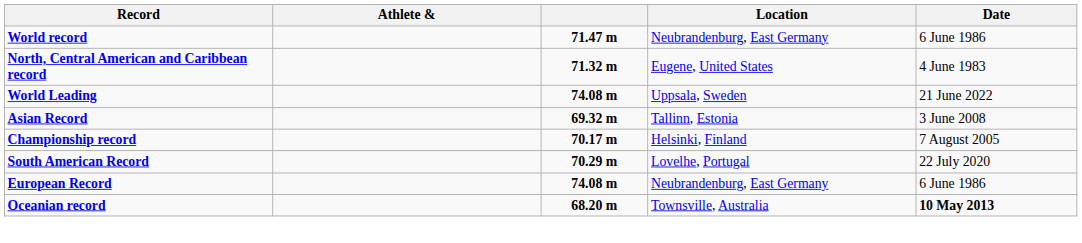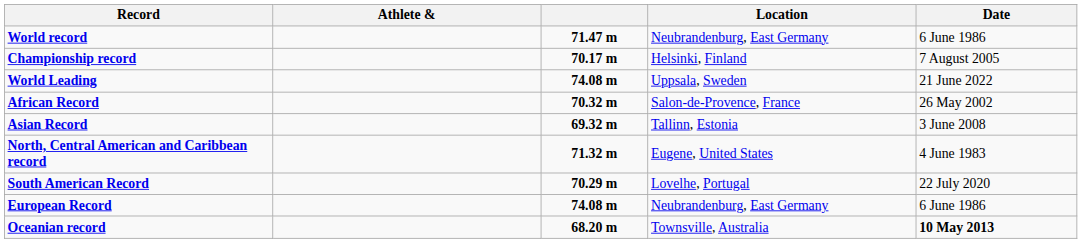rows swapped: (72, 140) <-> (127, 66)
+ row: (53, 102)
